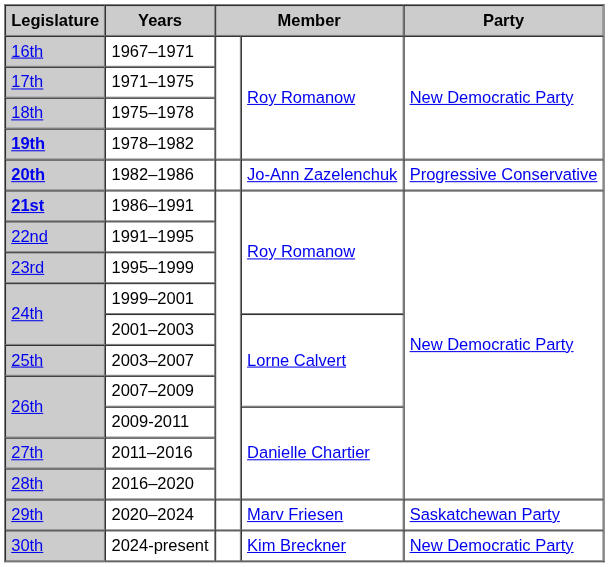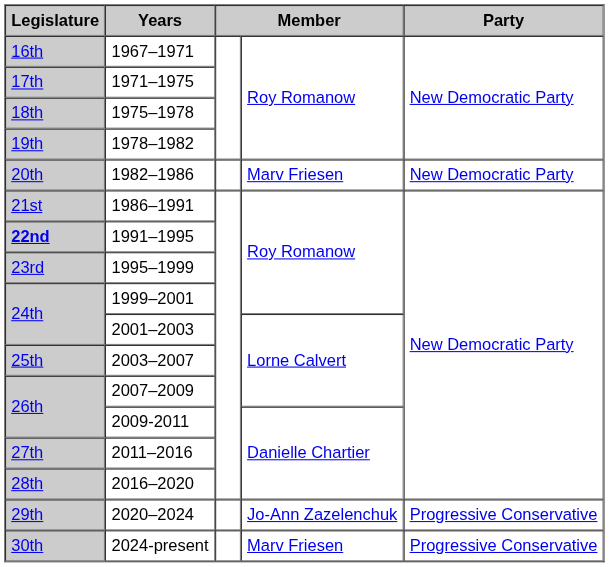(28, 144) bold -> (27, 144) normal
(28, 174) bold -> (27, 174) normal
(322, 174) Jo-Ann Zazelenchuk -> (295, 174) Marv Friesen
(504, 174) Progressive Conservative -> (492, 174) New Democratic Party
(28, 205) bold -> (27, 205) normal
(30, 236) normal -> (30, 236) bold
(295, 514) Marv Friesen -> (322, 514) Jo-Ann Zazelenchuk
(485, 514) Saskatchewan Party -> (504, 514) Progressive Conservative
(297, 545) Kim Breckner -> (295, 545) Marv Friesen
(492, 545) New Democratic Party -> (504, 545) Progressive Conservative
